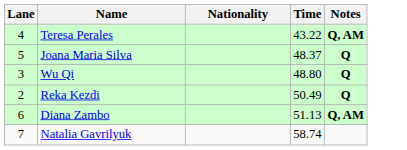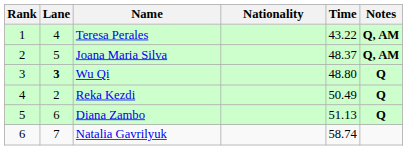+ column: (22, 14)
(346, 54) Q -> (381, 54) Q, AM
(21, 74) normal -> (56, 74) bold
(346, 114) Q, AM -> (381, 114) Q
